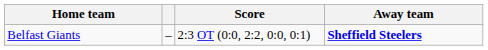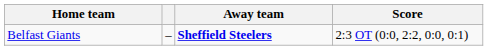columns swapped: (403, 14) <-> (250, 14)
